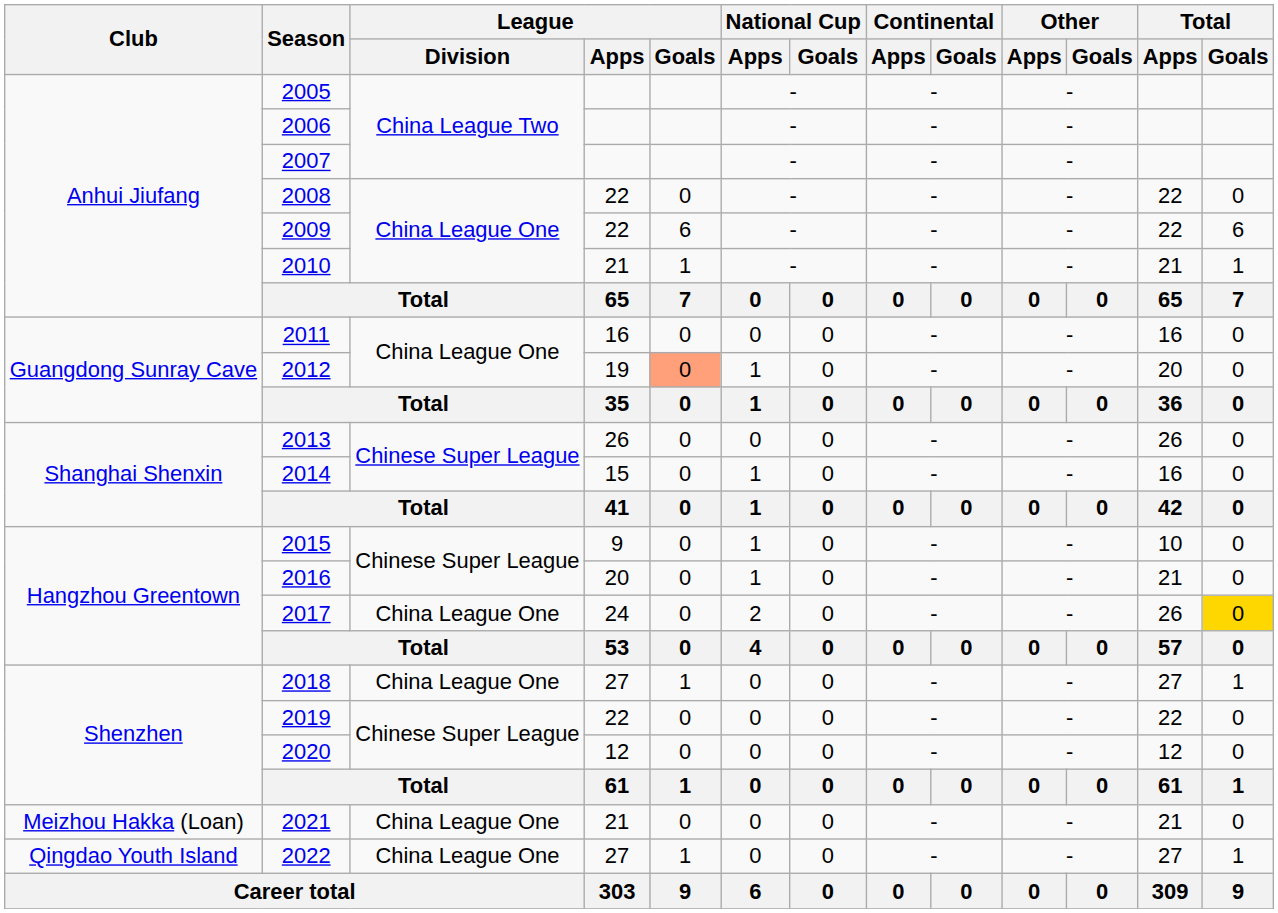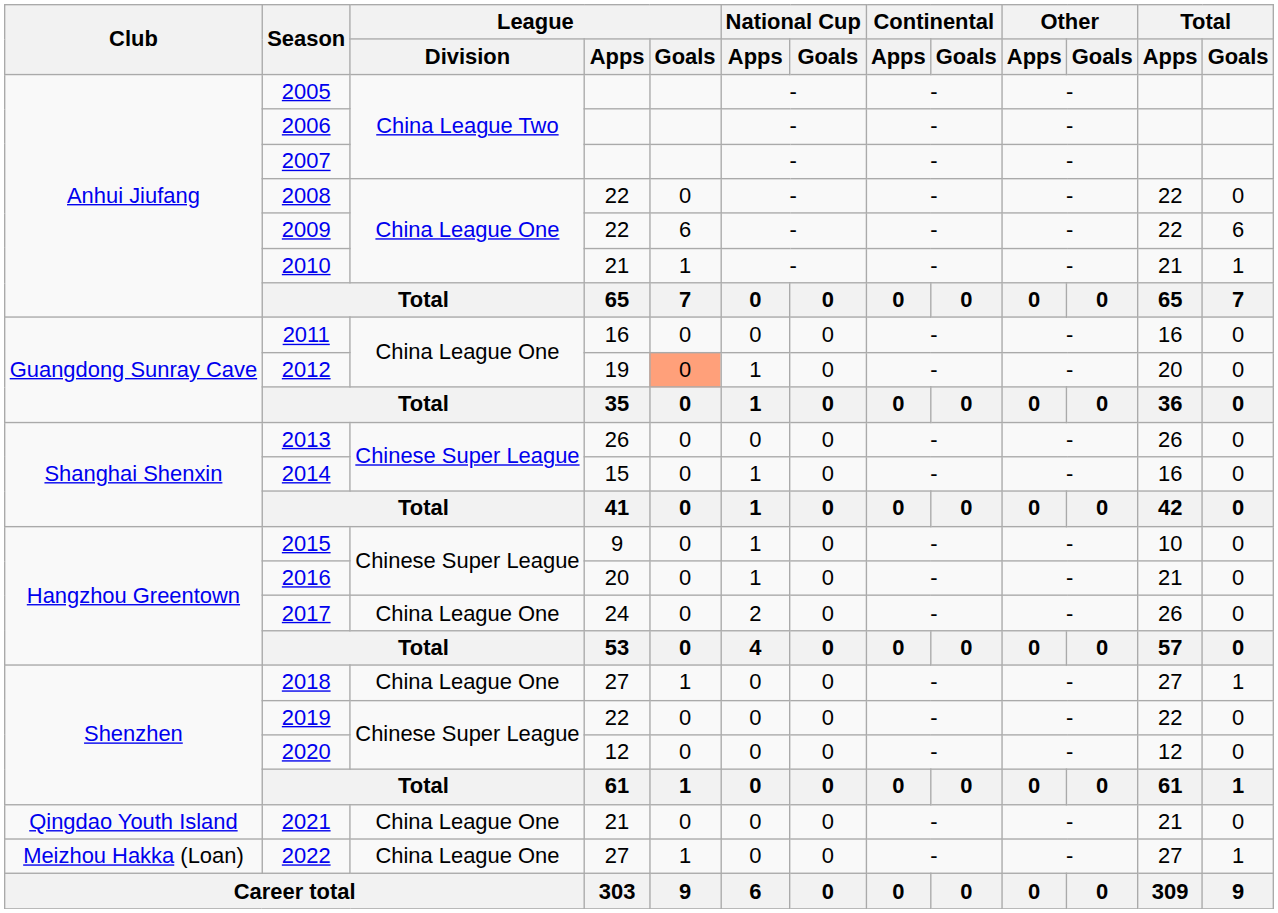(1238, 612) gold background -> (1238, 612) no background
(133, 821) Meizhou Hakka (Loan) -> (133, 821) Qingdao Youth Island
(133, 856) Qingdao Youth Island -> (133, 856) Meizhou Hakka (Loan)
